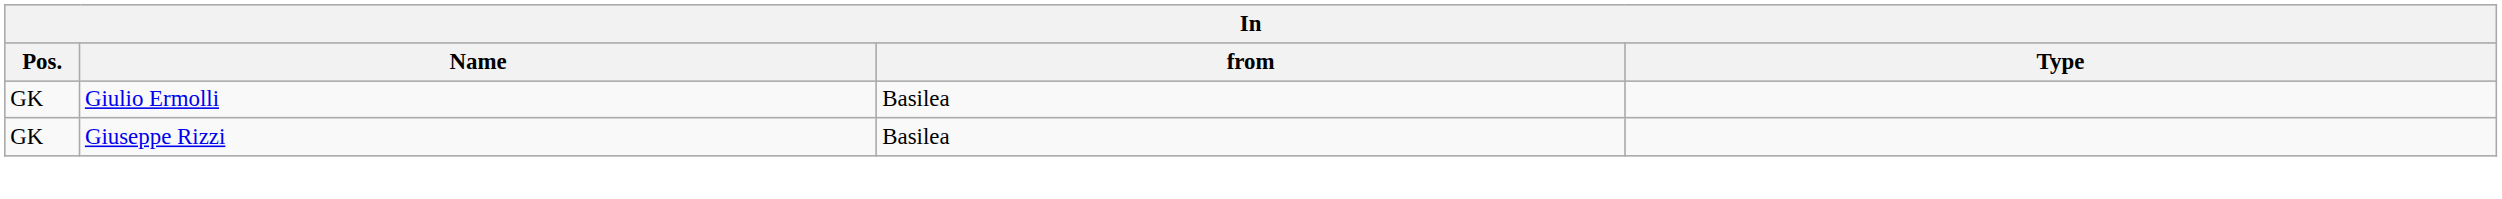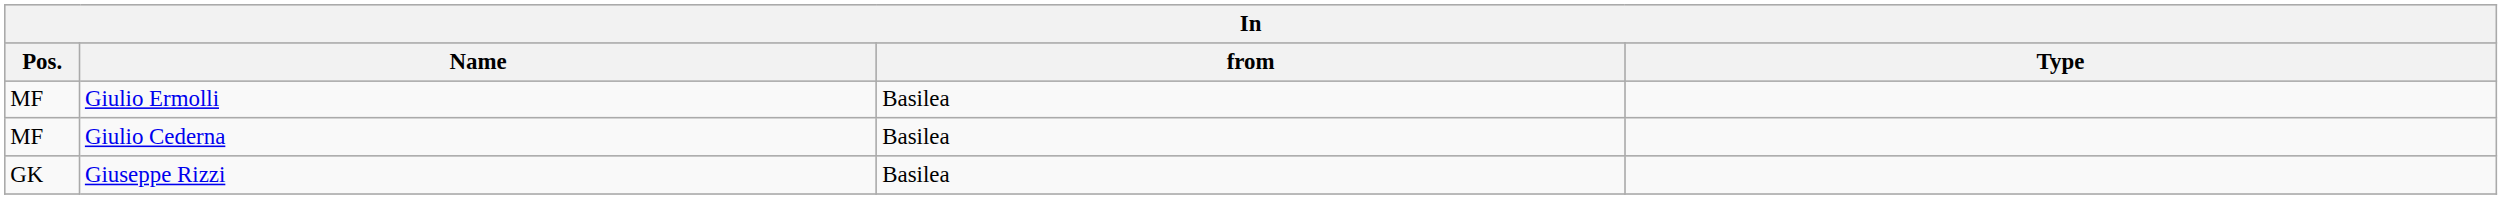(27, 99) GK -> (27, 99) MF
+ row: (155, 137)
